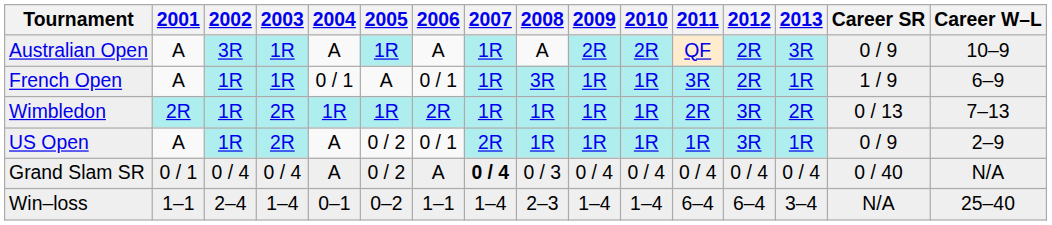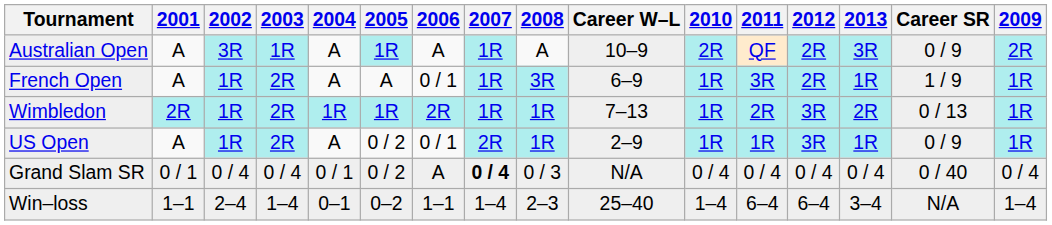columns swapped: (594, 19) <-> (988, 19)
(282, 81) 1R -> (282, 81) 2R
(334, 81) 0 / 1 -> (334, 81) A
(334, 173) A -> (334, 173) 0 / 1
